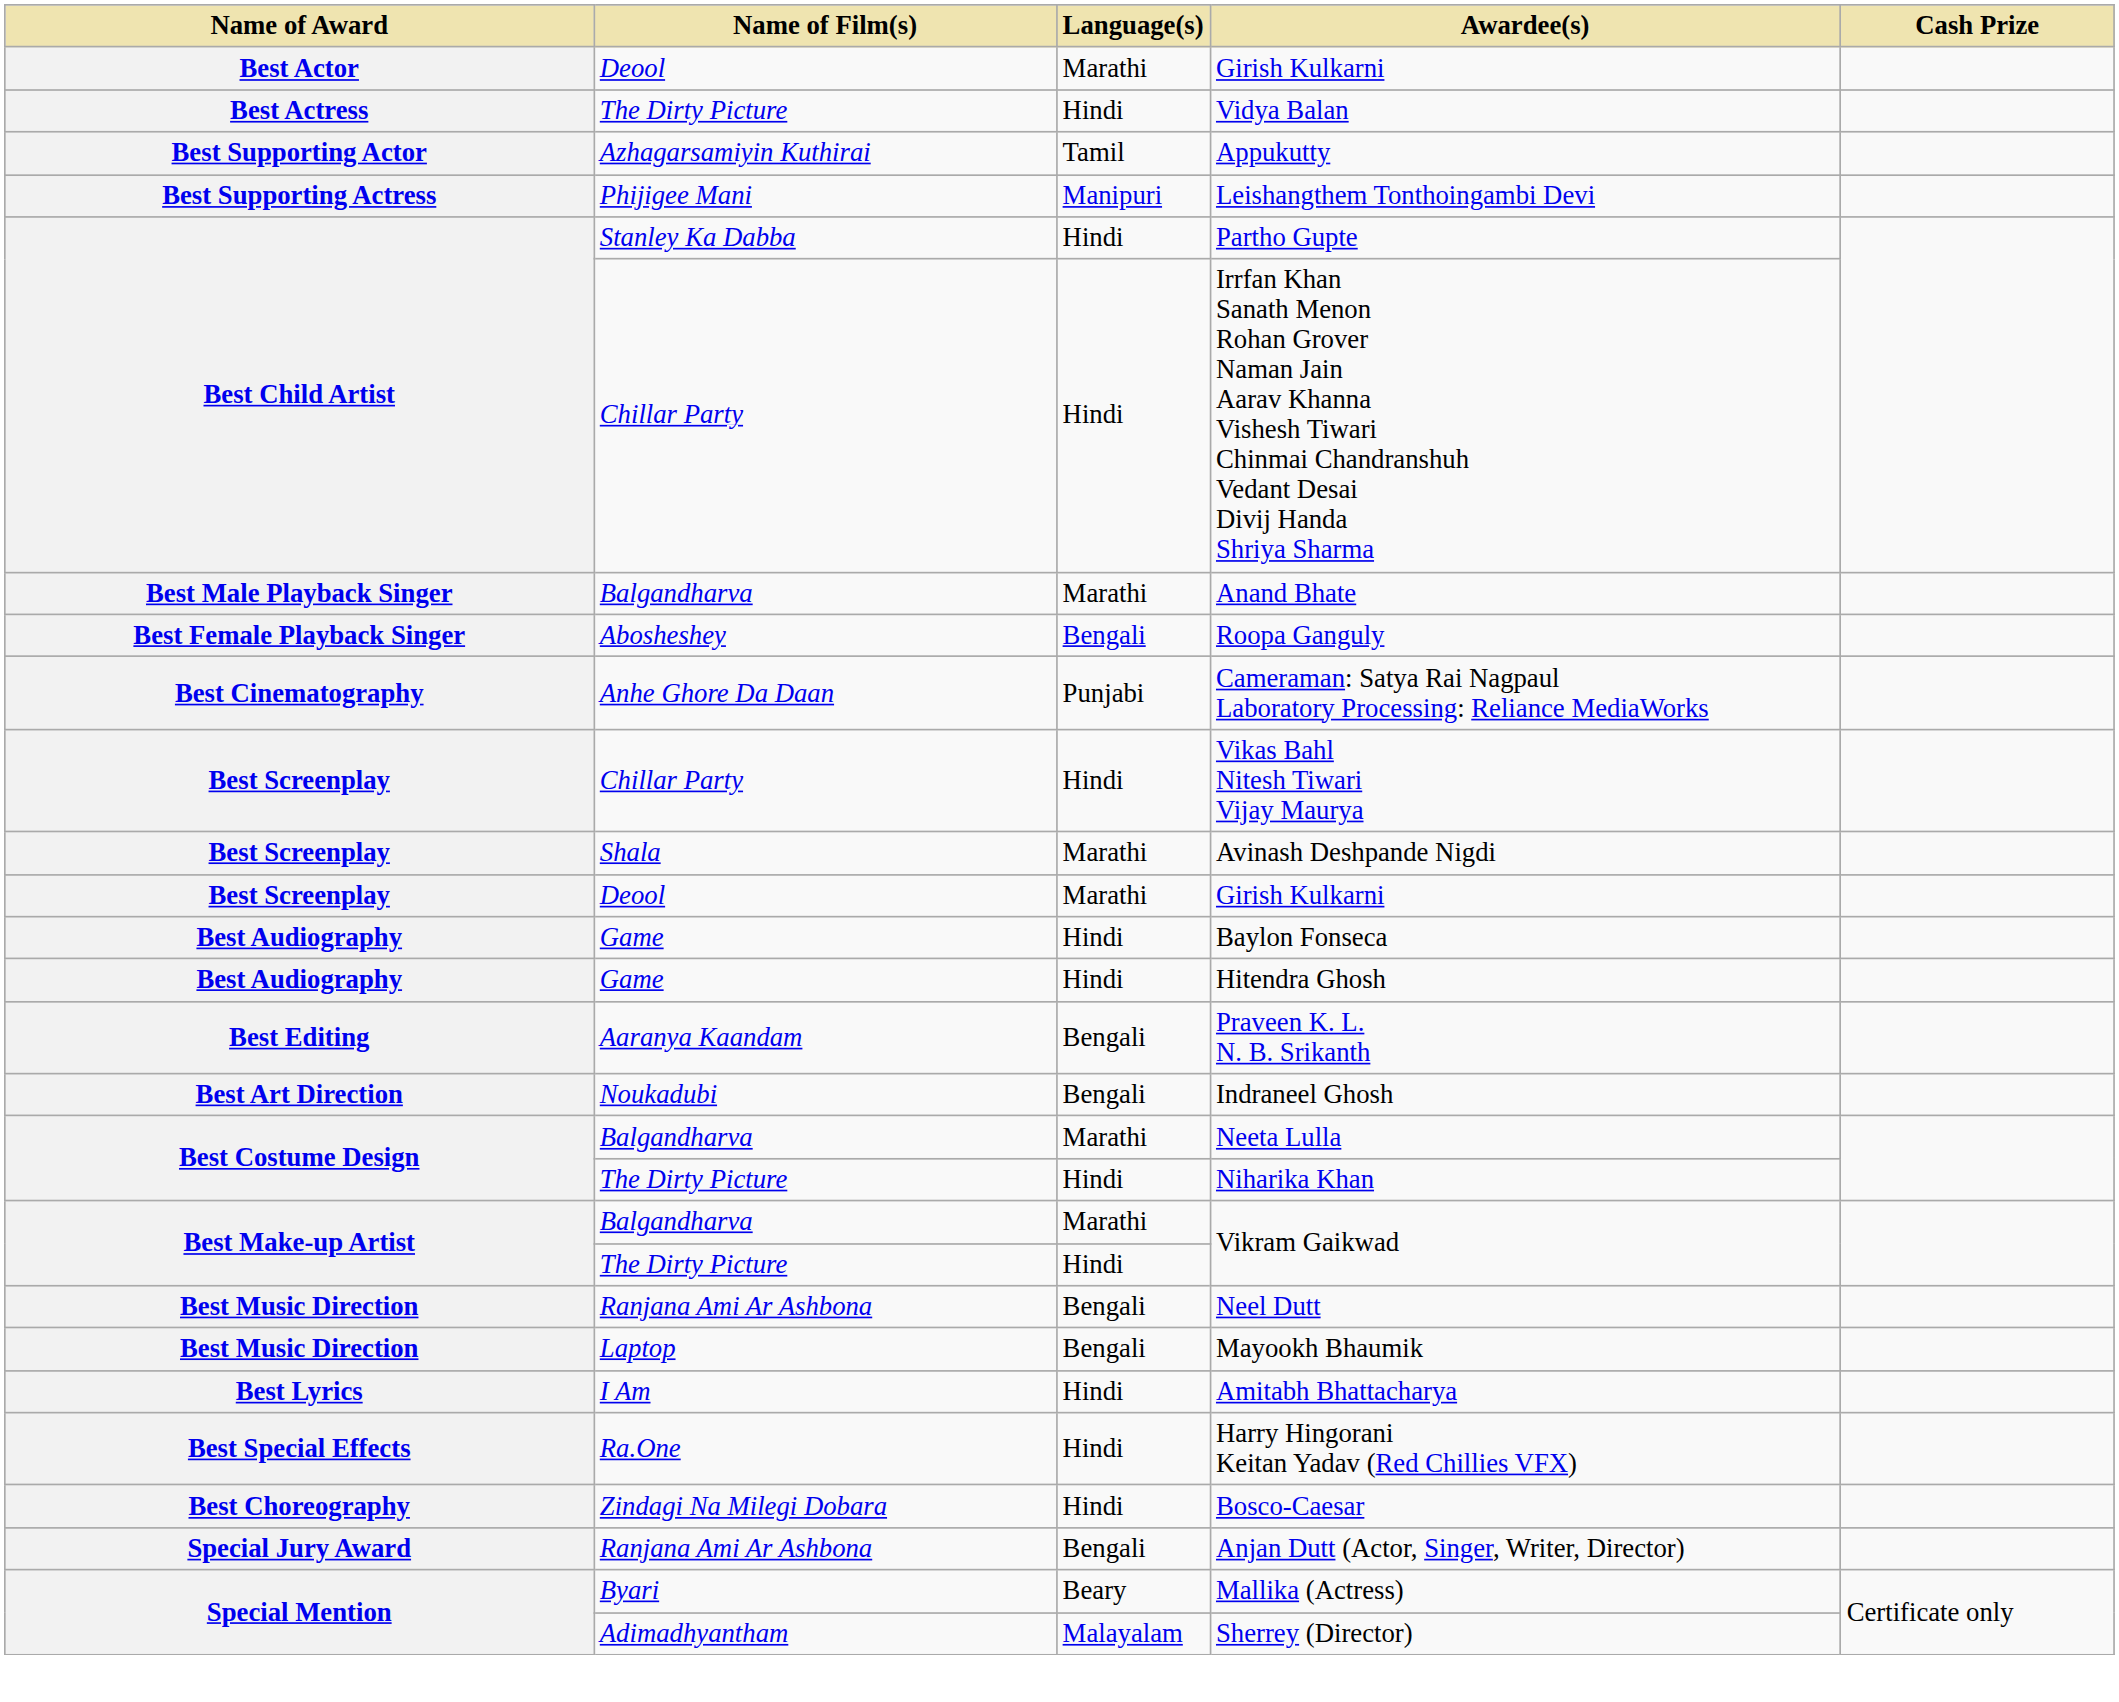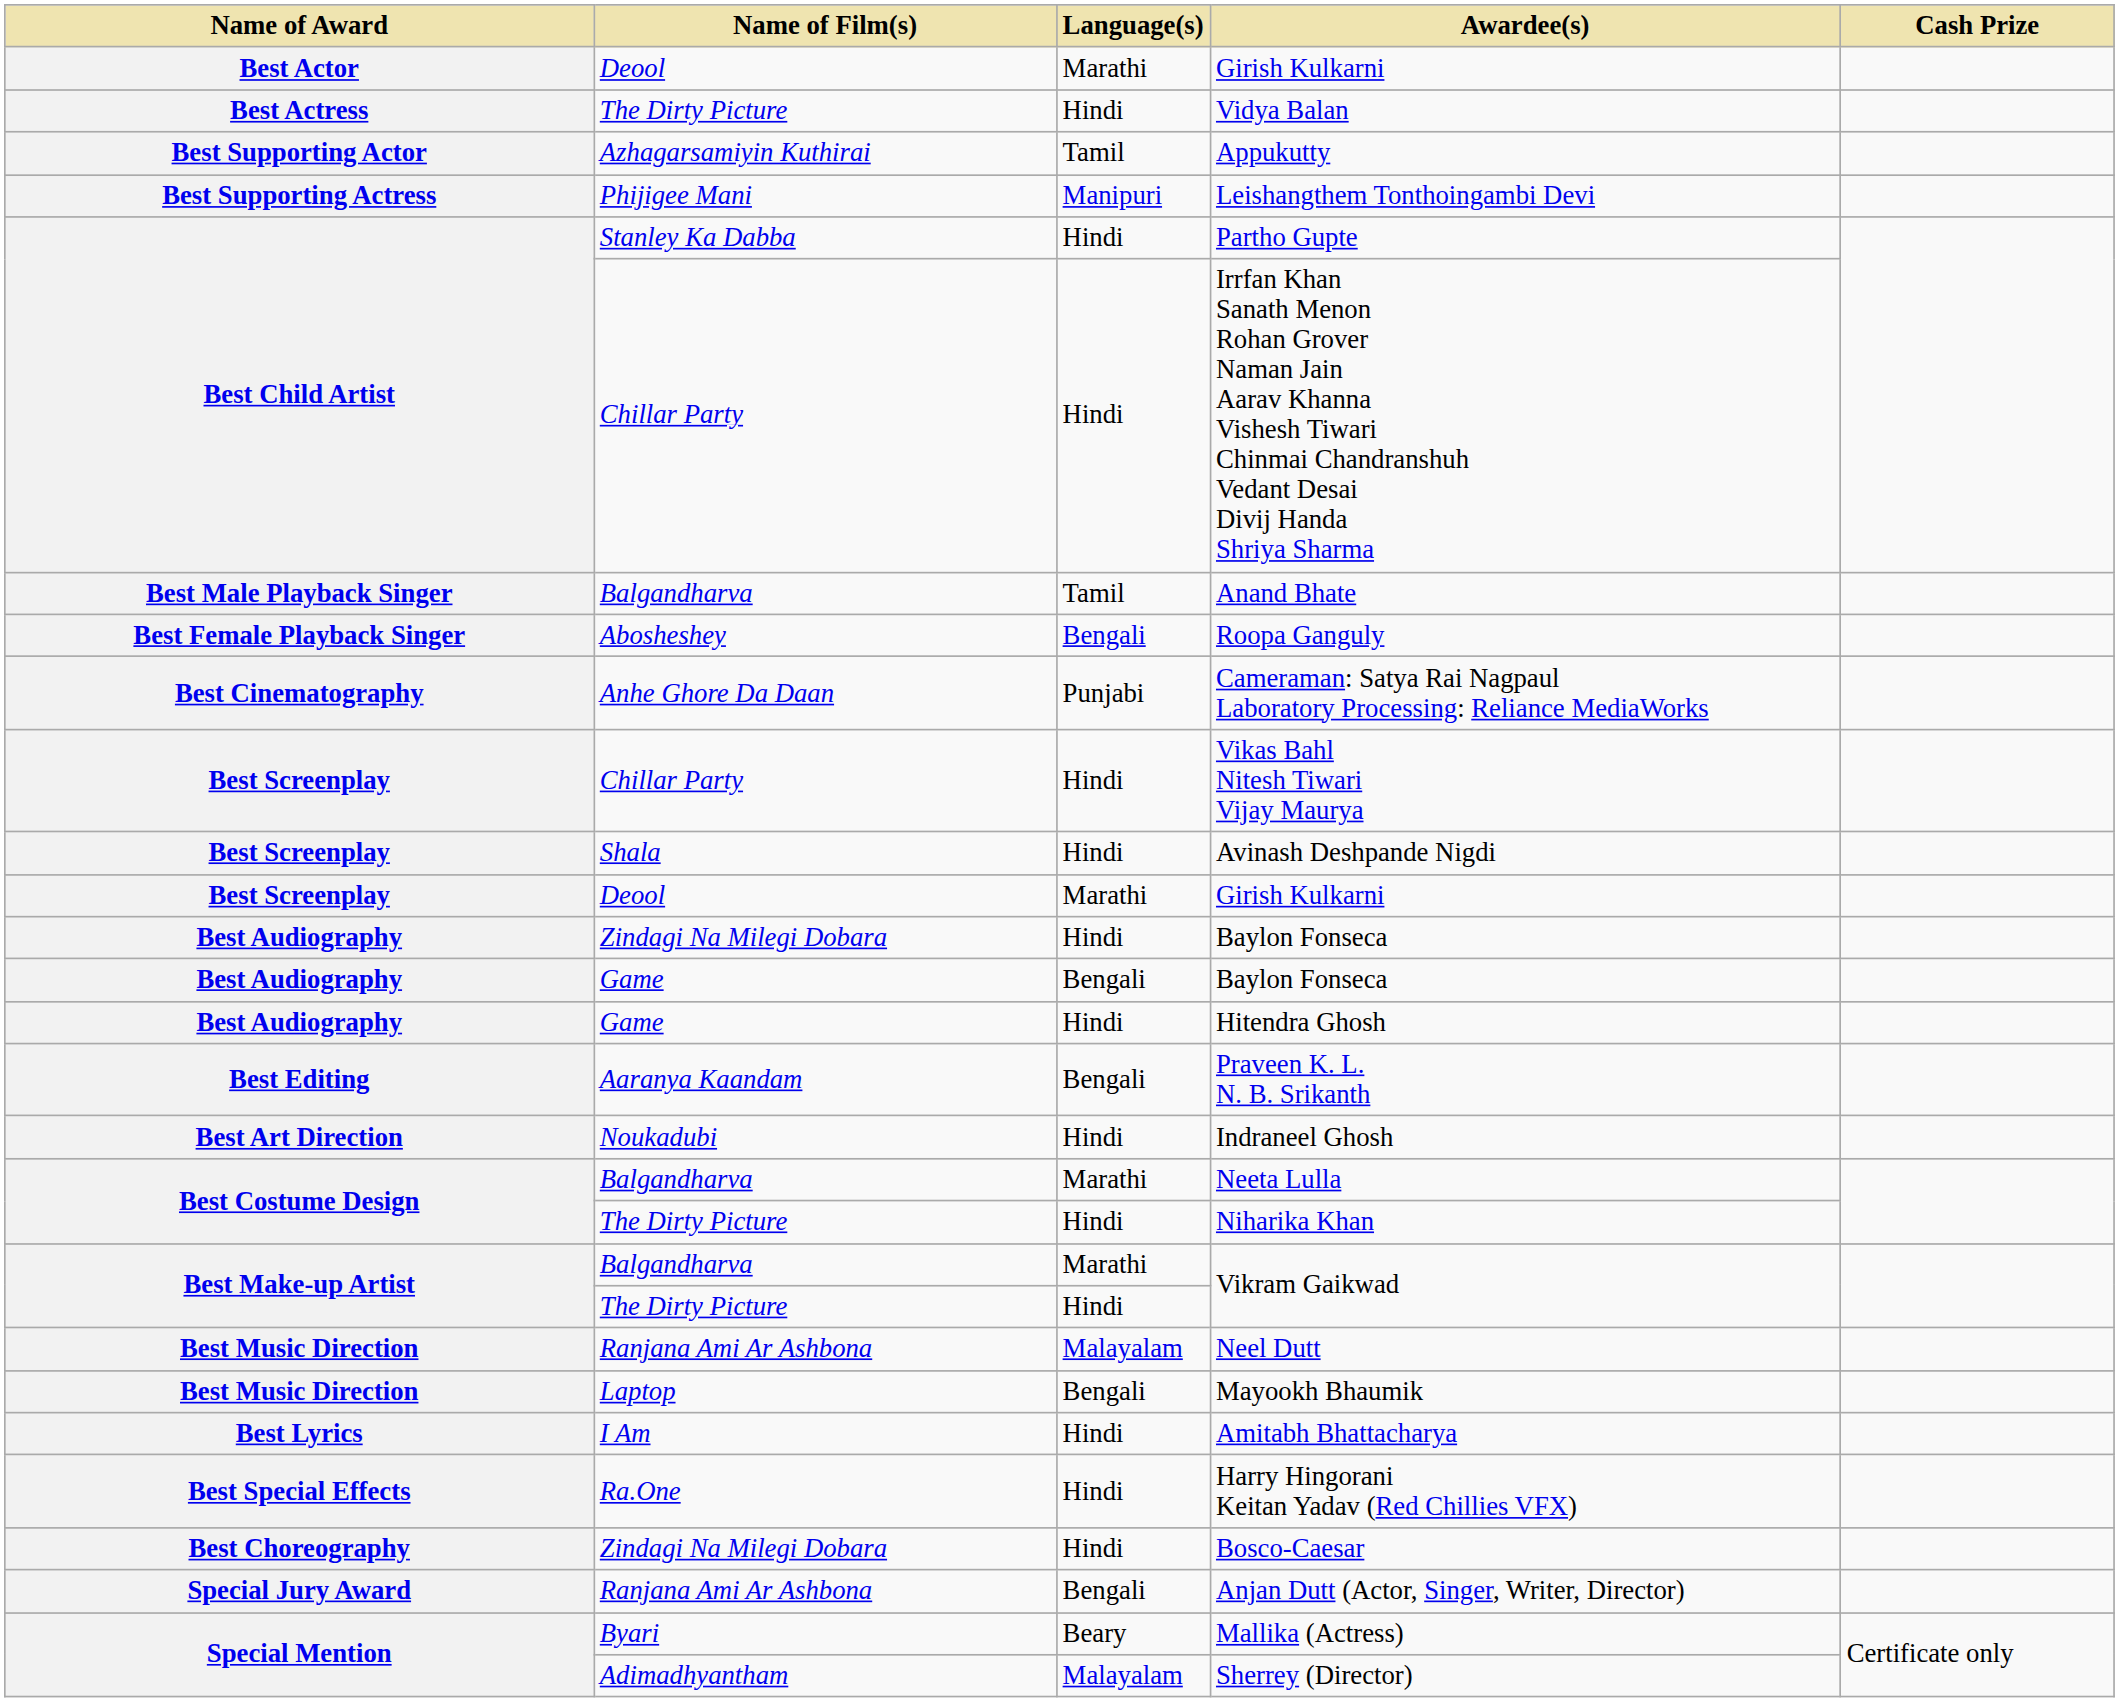(1105, 592) Marathi -> (1094, 592) Tamil
(1105, 852) Marathi -> (1093, 852) Hindi
+ row: (743, 937)
(1093, 937) Hindi -> (1104, 979) Bengali
(1104, 1094) Bengali -> (1093, 1136) Hindi
(1104, 1306) Bengali -> (1123, 1348) Malayalam
